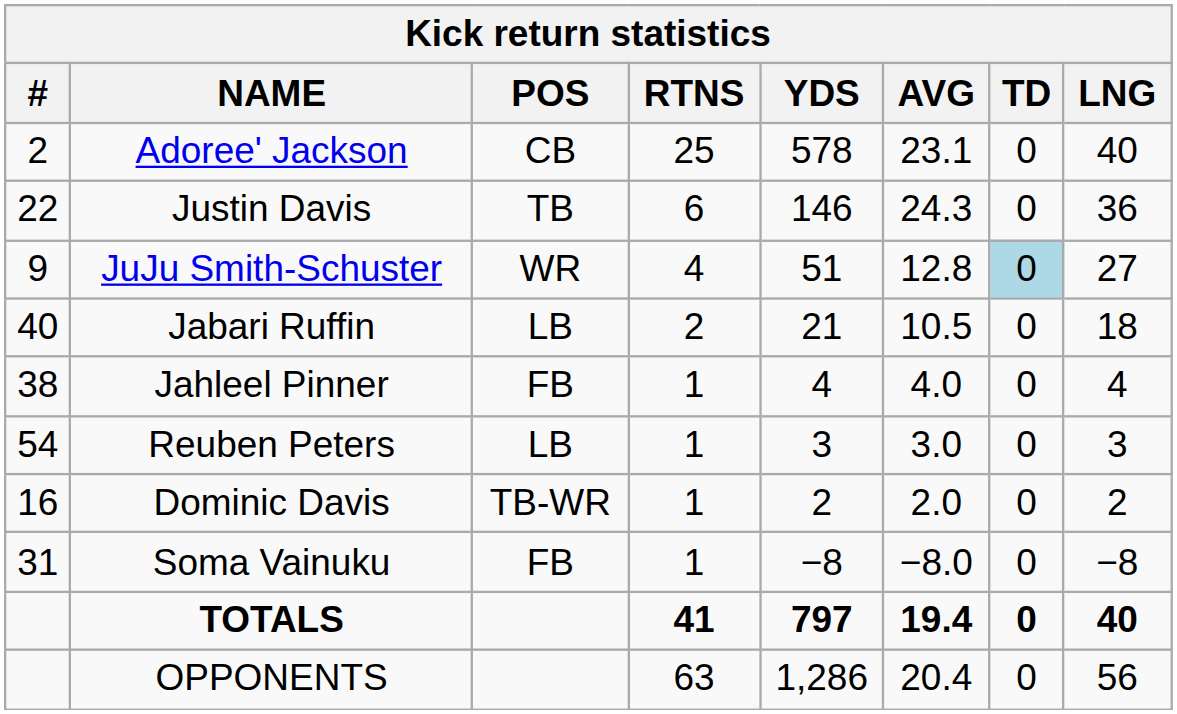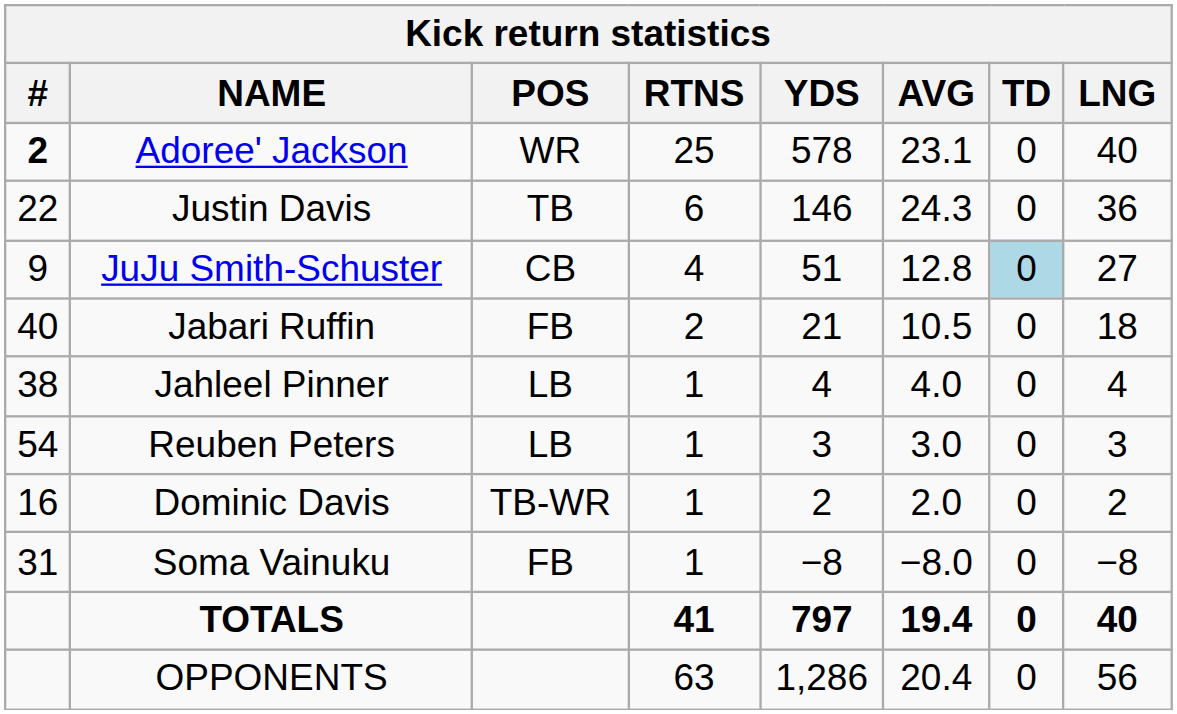(38, 151) normal -> (38, 151) bold
(550, 151) CB -> (550, 151) WR
(550, 268) WR -> (550, 268) CB
(550, 326) LB -> (550, 326) FB
(550, 385) FB -> (550, 385) LB
